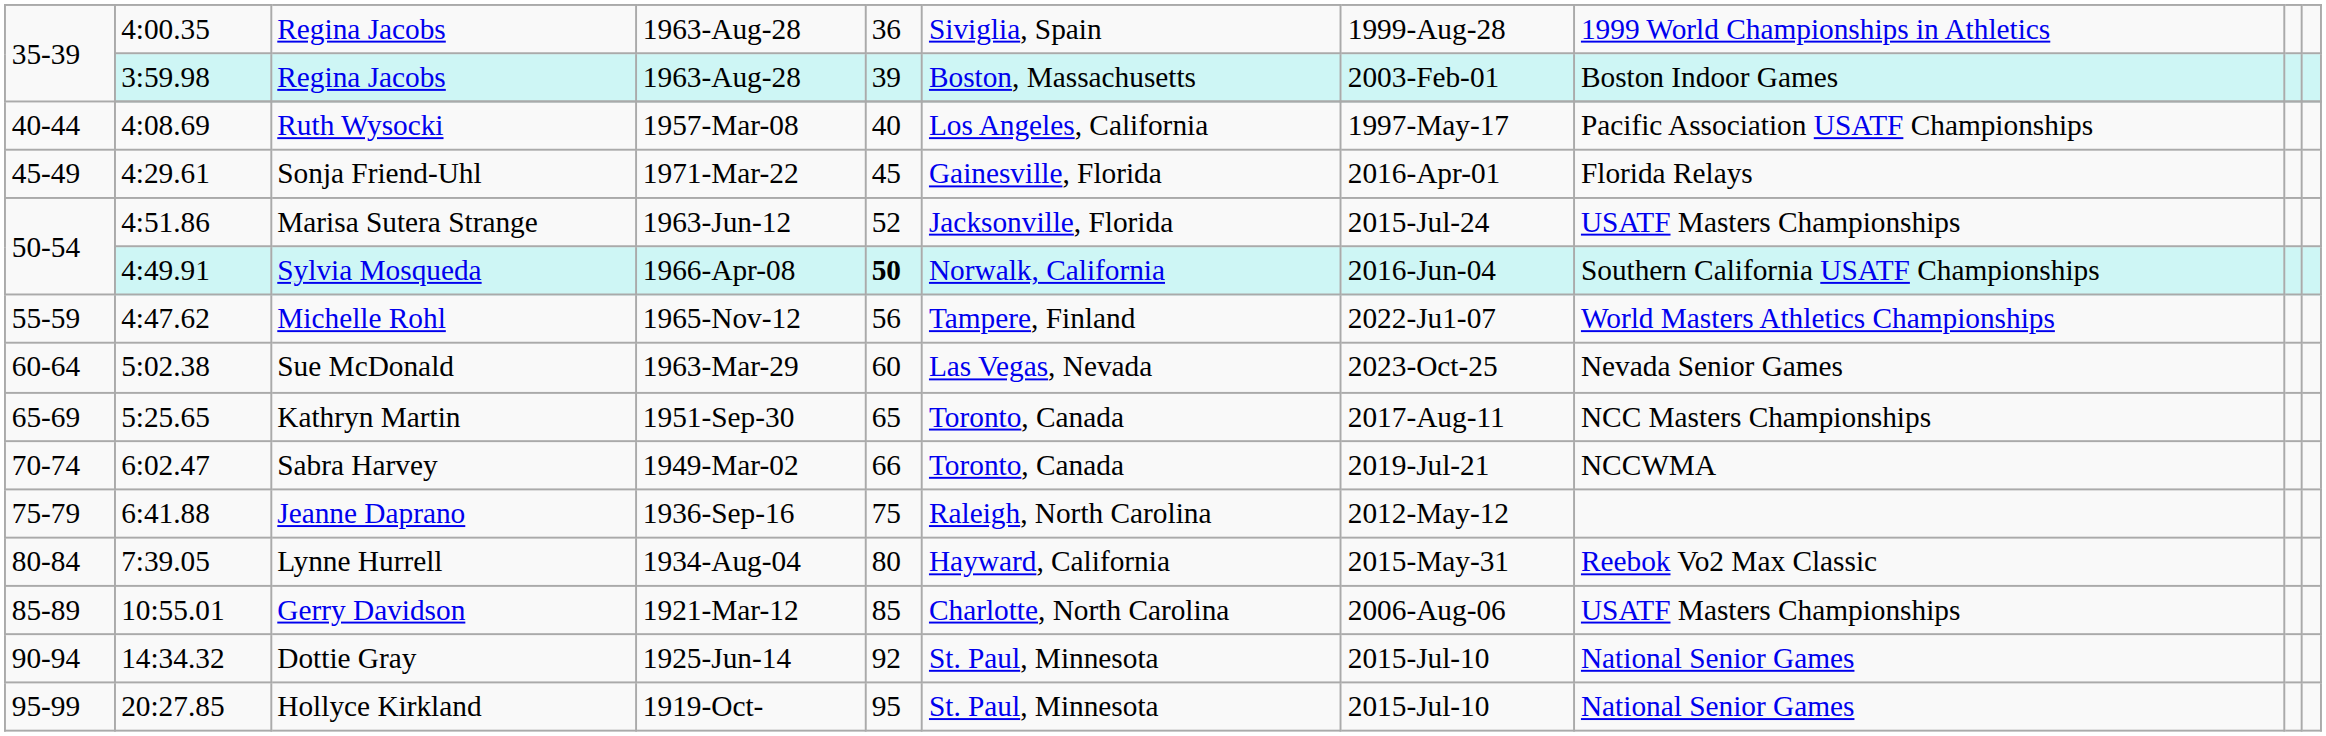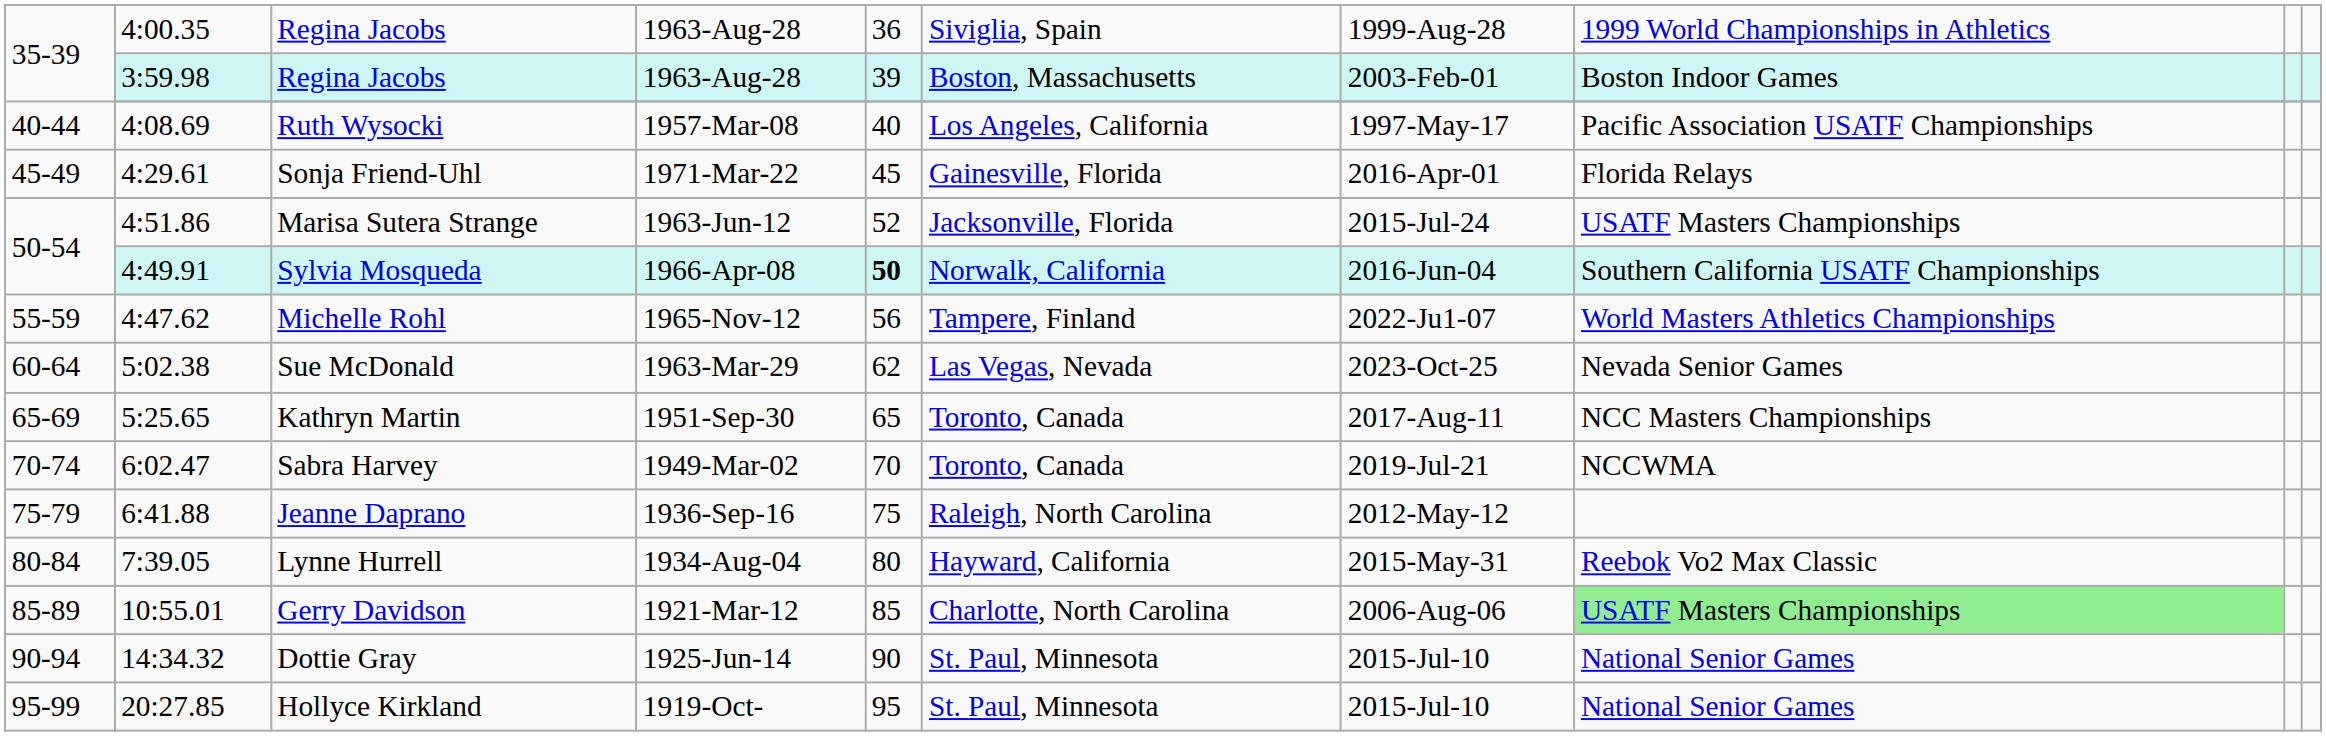(886, 367) 60 -> (886, 367) 62
(886, 464) 66 -> (886, 464) 70
(1771, 609) no background -> (1771, 609) lightgreen background
(886, 657) 92 -> (886, 657) 90
